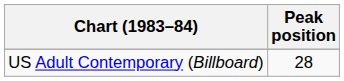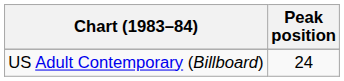(304, 62) 28 -> (304, 62) 24
